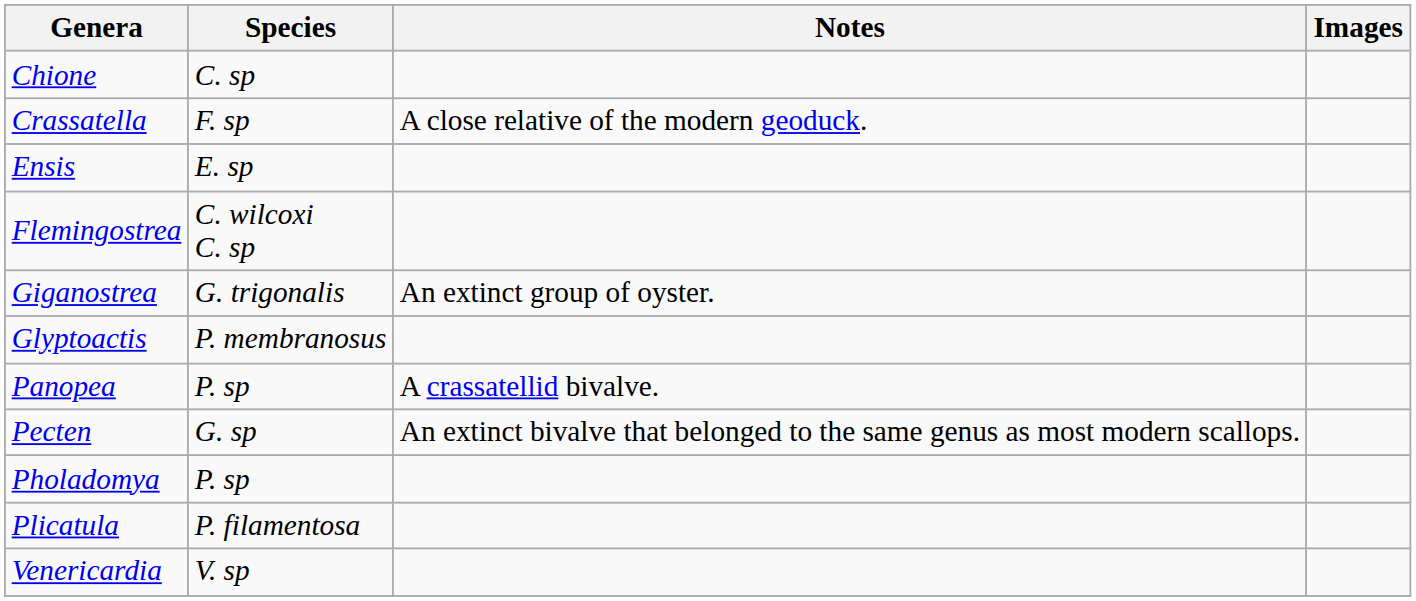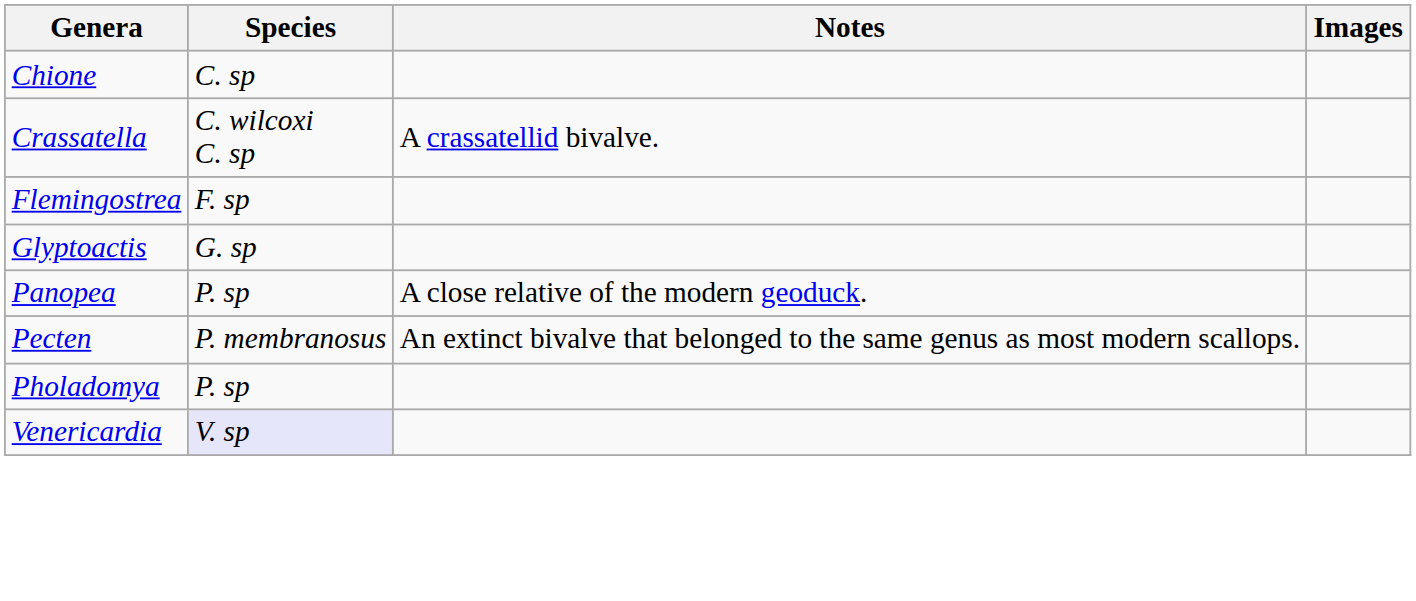(222, 120) F. sp -> (254, 137) C. wilcoxi C. sp
(634, 120) A close relative of the modern geoduck. -> (529, 137) A crassatellid bivalve.
- row: (43, 167)
(254, 229) C. wilcoxi C. sp -> (222, 199) F. sp
- row: (84, 292)
(291, 339) P. membranosus -> (226, 246) G. sp
(529, 385) A crassatellid bivalve. -> (634, 292) A close relative of the modern geoduck.
(226, 432) G. sp -> (291, 339) P. membranosus
- row: (65, 525)
(222, 571) no background -> (222, 432) lavender background
